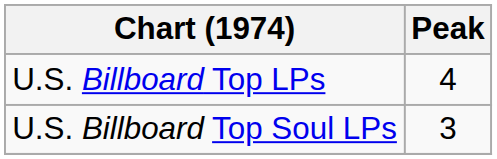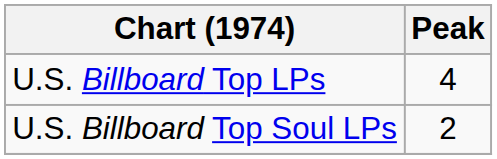(448, 128) 3 -> (448, 128) 2
